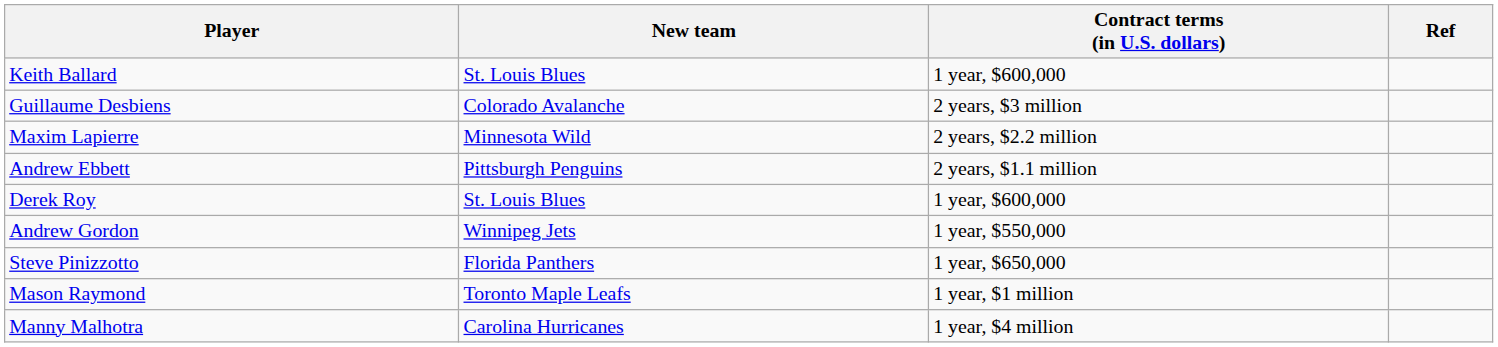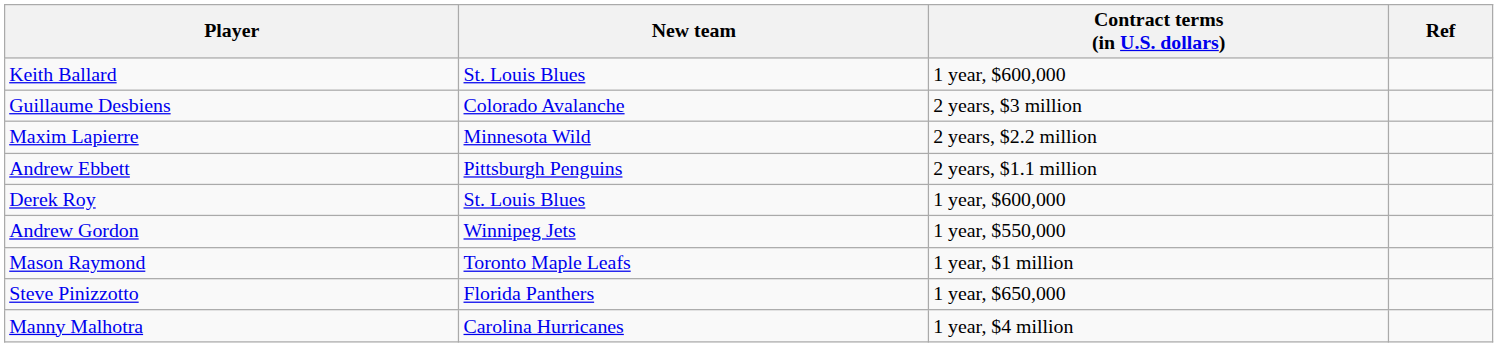rows swapped: (74, 262) <-> (77, 294)
